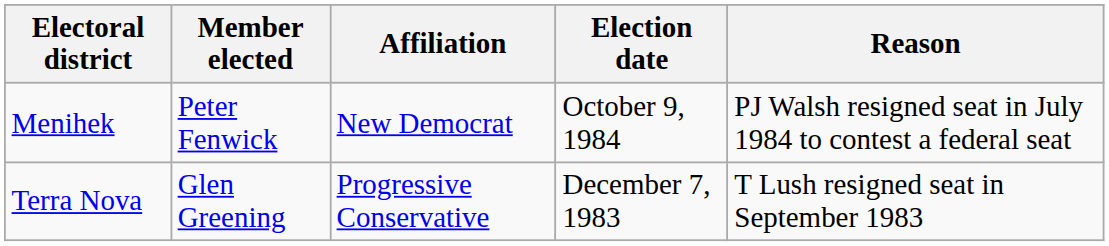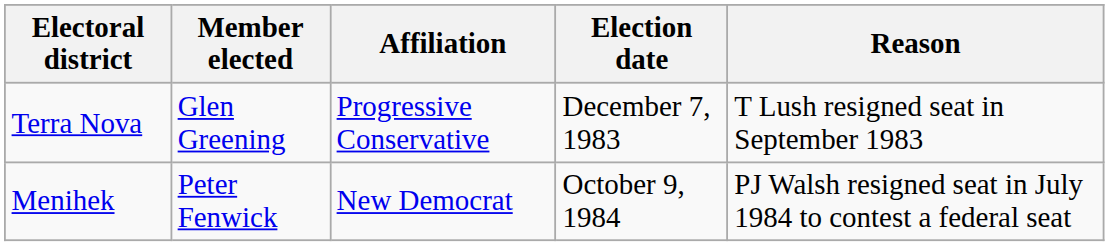rows swapped: (77, 200) <-> (63, 122)
